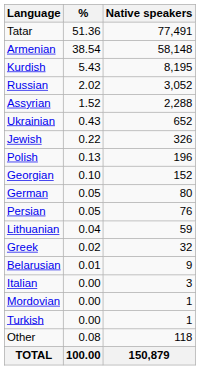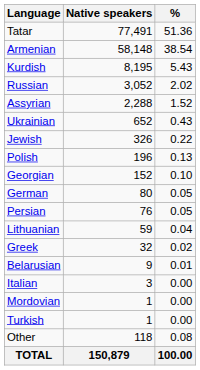columns swapped: (149, 13) <-> (83, 13)
